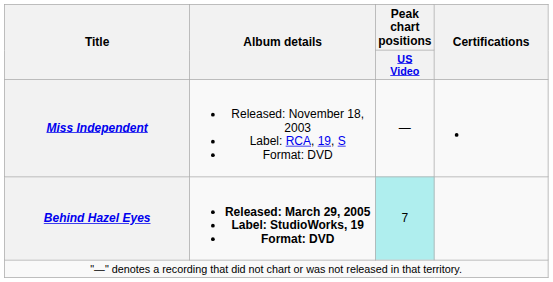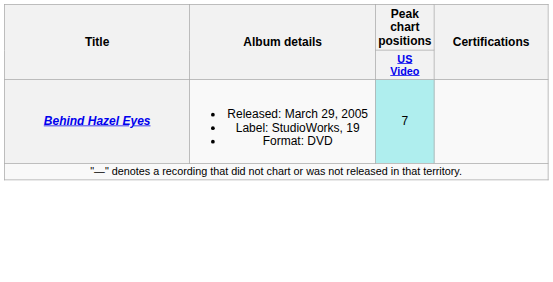- row: (97, 128)
(283, 225) bold -> (283, 128) normal
